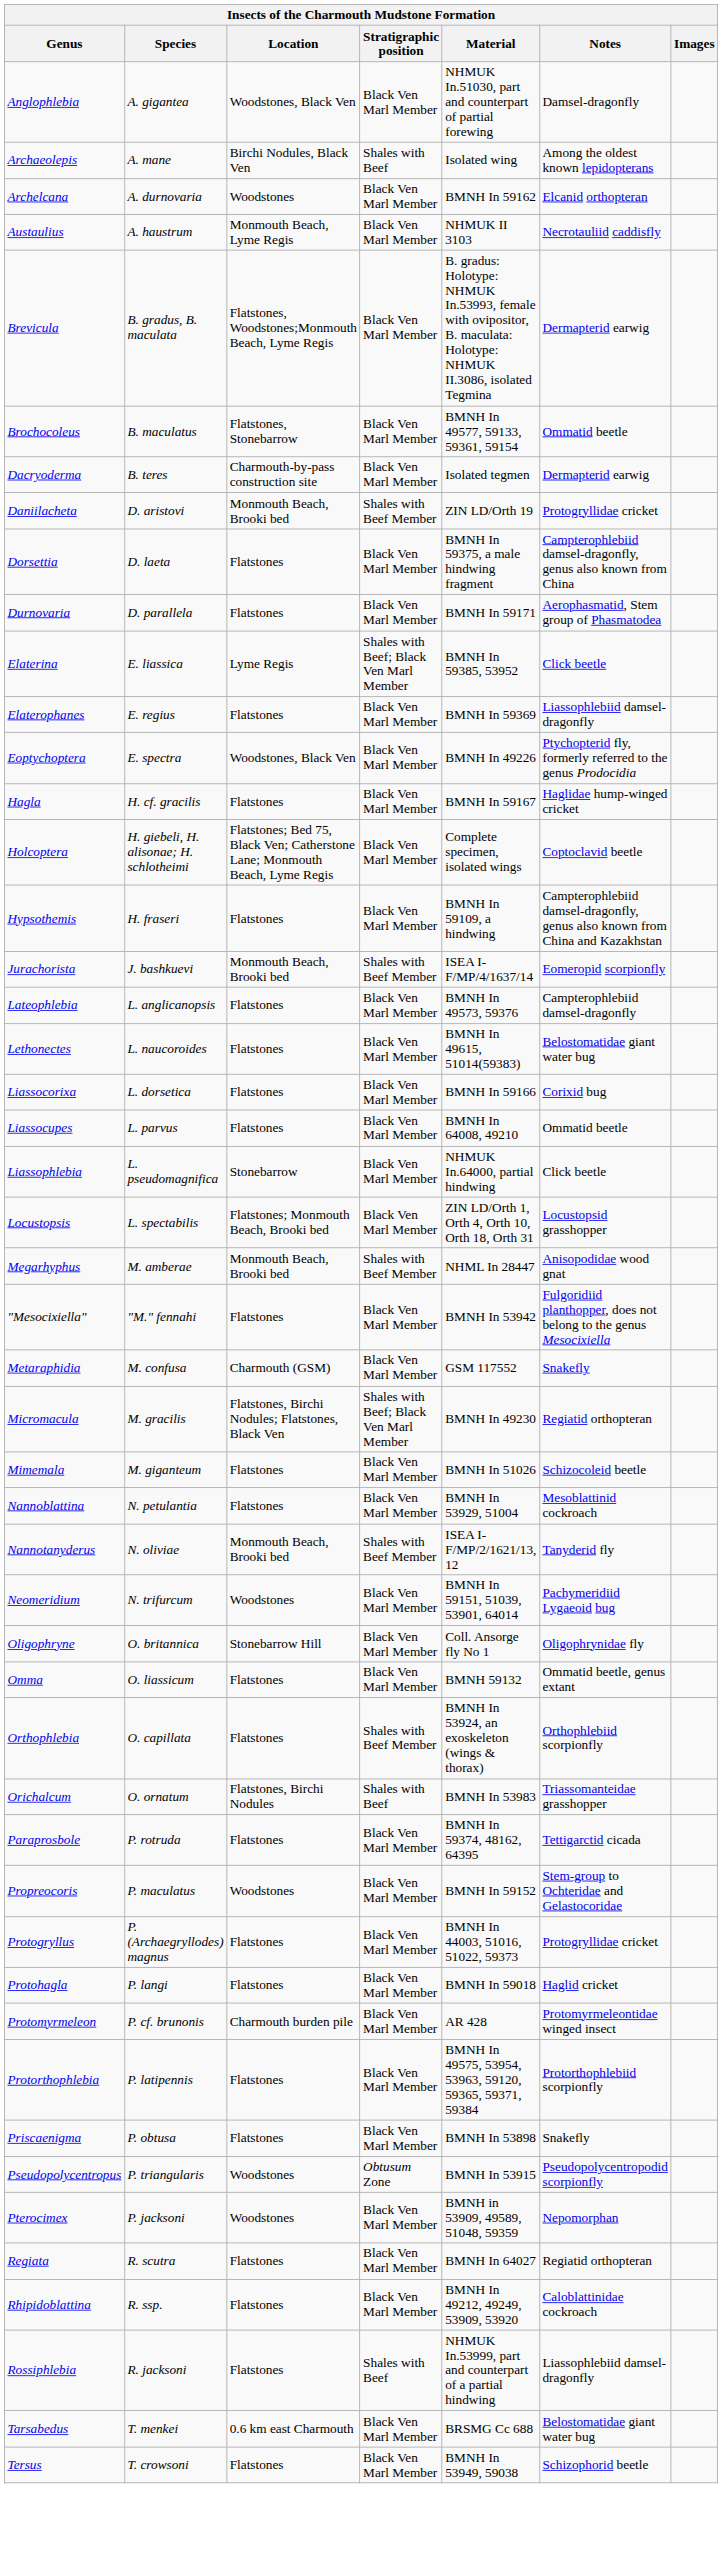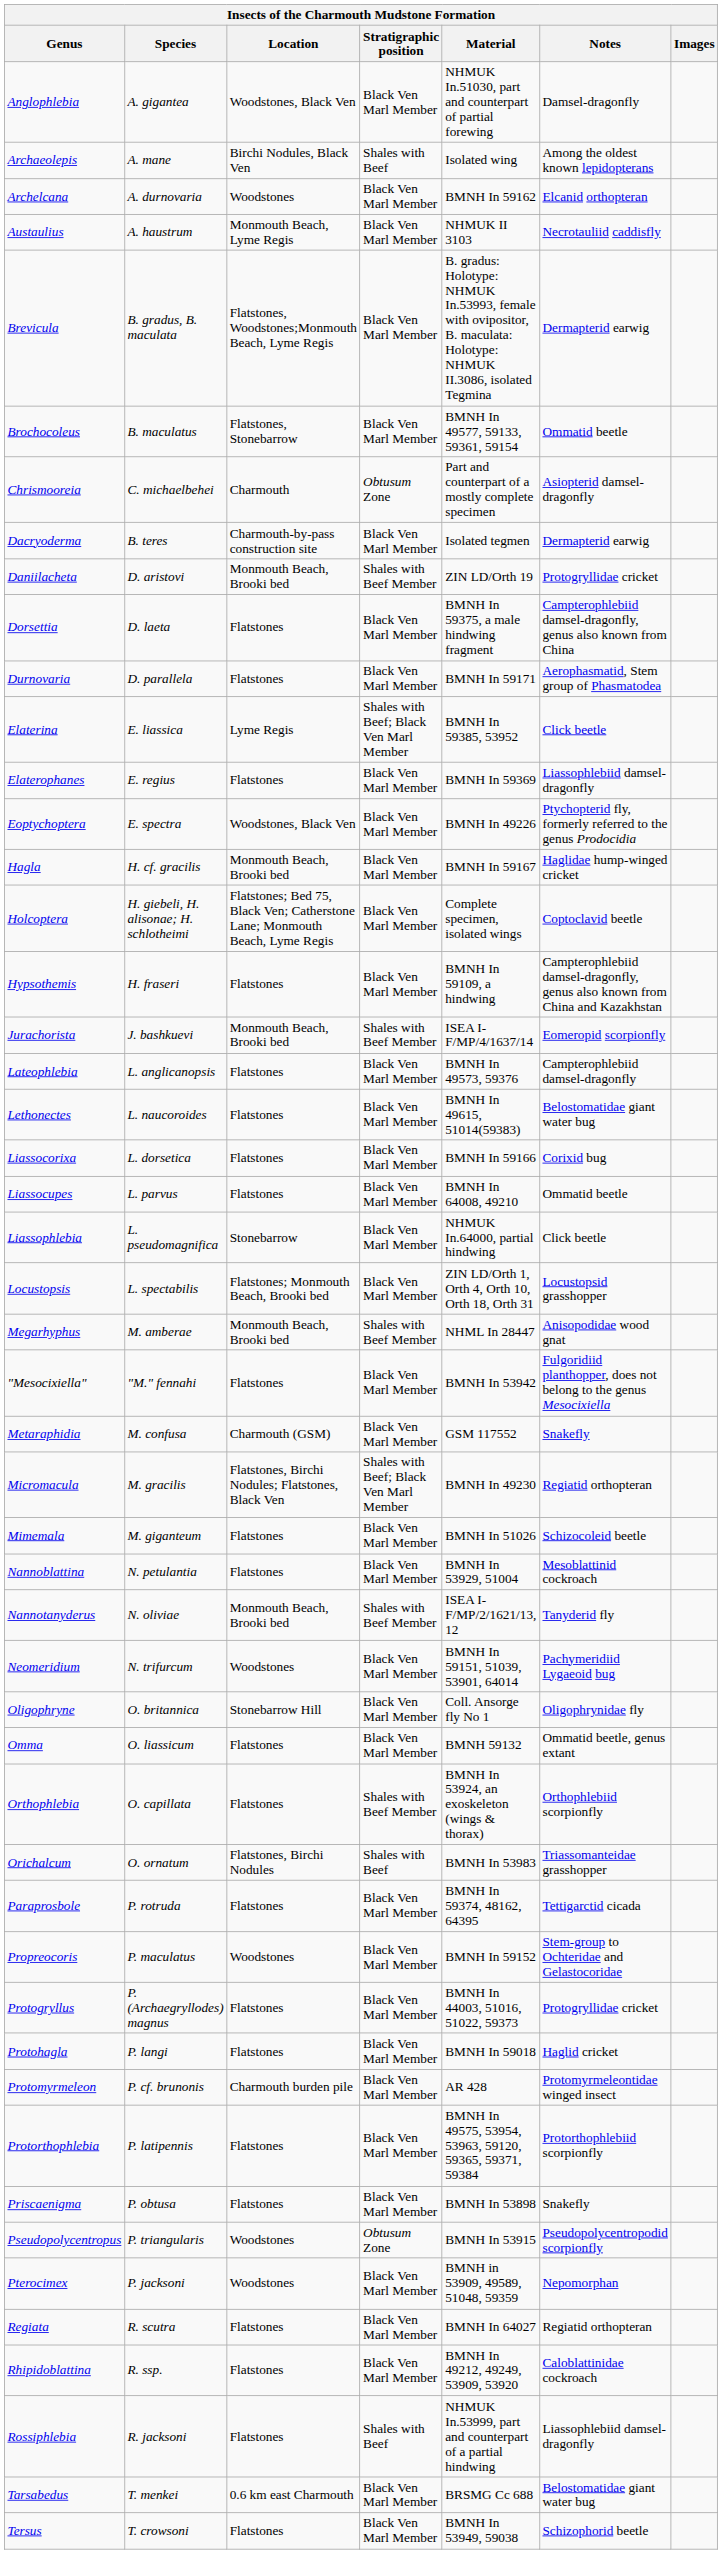+ row: (44, 489)
(257, 801) Flatstones -> (279, 867) Monmouth Beach, Brooki bed
